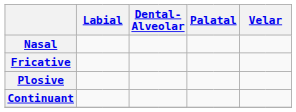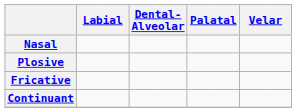rows swapped: (41, 80) <-> (41, 62)
